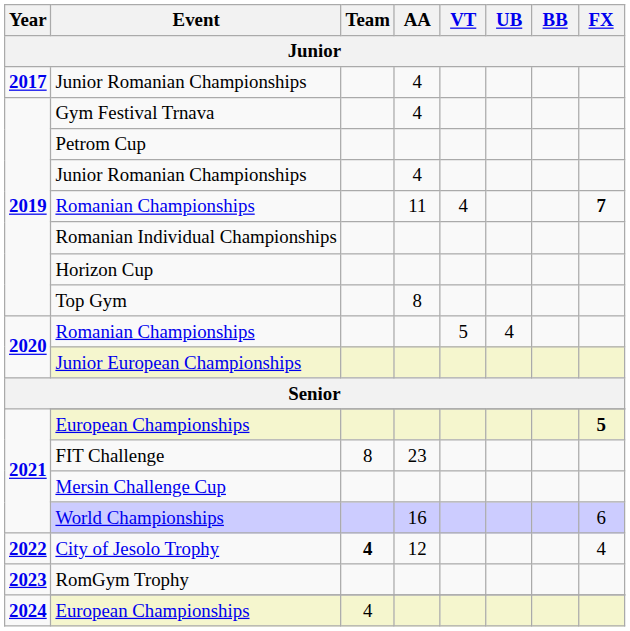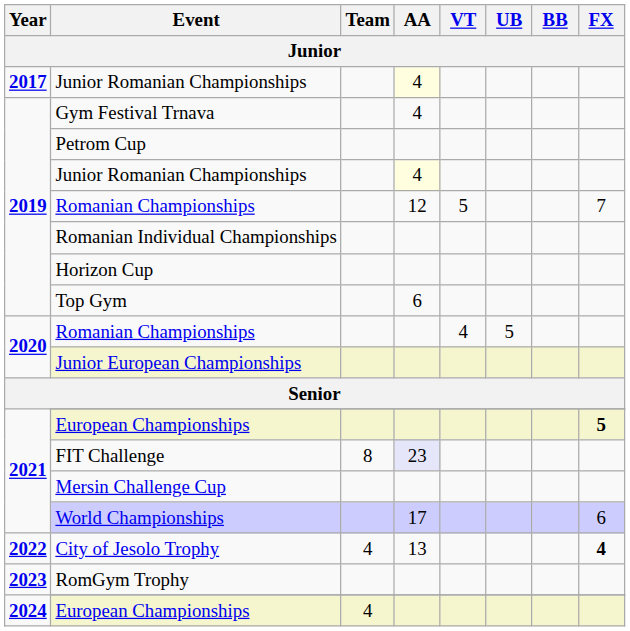(417, 82) no background -> (417, 82) lightyellow background
(417, 175) no background -> (417, 175) lightyellow background
(417, 206) 11 -> (417, 206) 12
(463, 206) 4 -> (463, 206) 5
(601, 206) bold -> (601, 206) normal
(417, 299) 8 -> (417, 299) 6
(463, 331) 5 -> (463, 331) 4
(509, 331) 4 -> (509, 331) 5
(417, 455) no background -> (417, 455) lavender background
(417, 517) 16 -> (417, 517) 17
(368, 548) bold -> (368, 548) normal
(417, 548) 12 -> (417, 548) 13
(601, 548) normal -> (601, 548) bold
